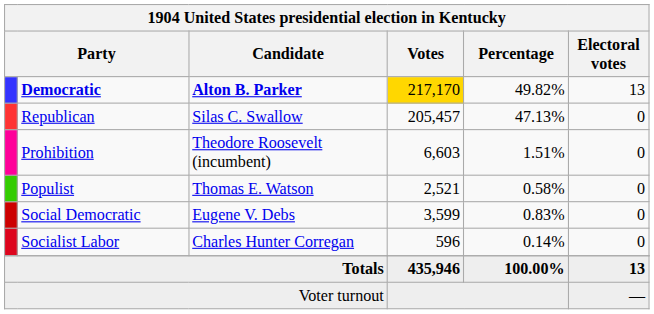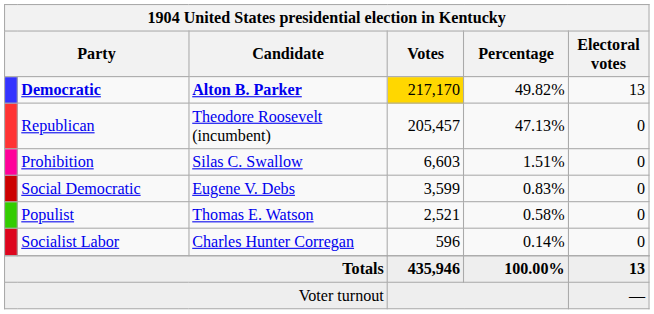(247, 116) Silas C. Swallow -> (257, 126) Theodore Roosevelt (incumbent)
(257, 152) Theodore Roosevelt (incumbent) -> (247, 162) Silas C. Swallow
rows swapped: (81, 215) <-> (48, 188)
